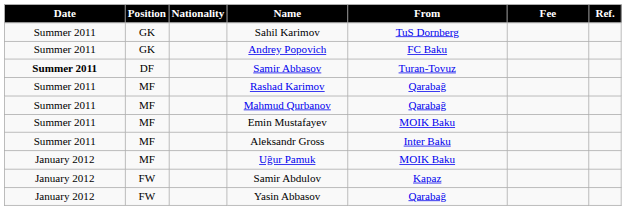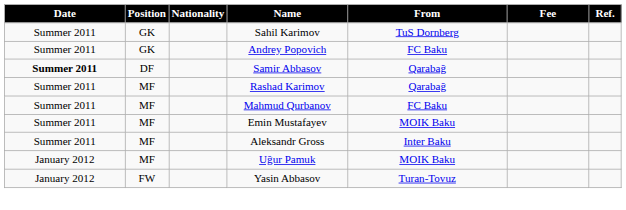(427, 68) Turan-Tovuz -> (427, 68) Qarabağ
(427, 105) Qarabağ -> (427, 105) FC Baku
- row: (287, 178)
(427, 196) Qarabağ -> (427, 178) Turan-Tovuz
